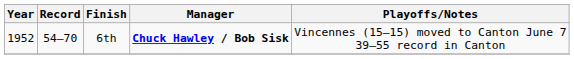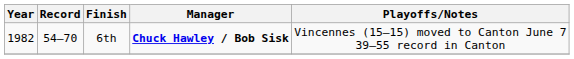(21, 39) 1952 -> (21, 39) 1982
